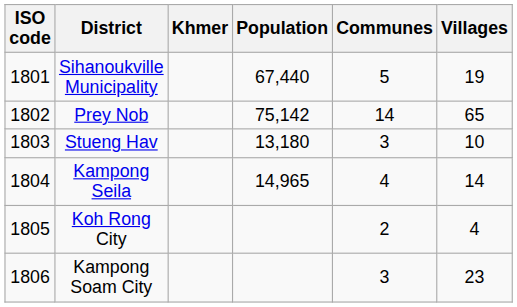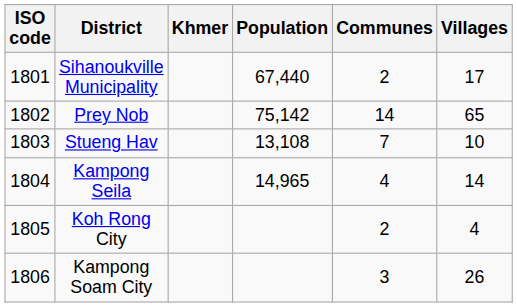(385, 76) 5 -> (385, 76) 2
(474, 76) 19 -> (474, 76) 17
(282, 143) 13,180 -> (282, 143) 13,108
(385, 143) 3 -> (385, 143) 7
(474, 277) 23 -> (474, 277) 26
